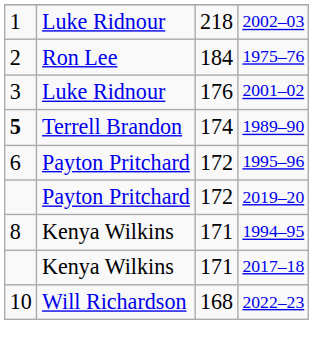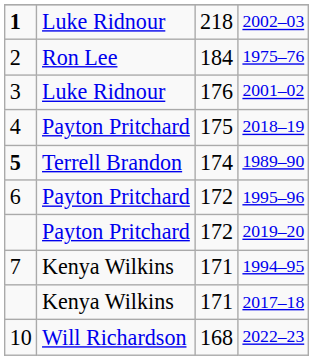(15, 22) normal -> (15, 22) bold
+ row: (273, 127)
(15, 232) 8 -> (15, 267) 7
